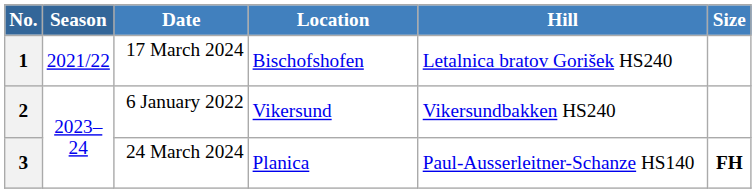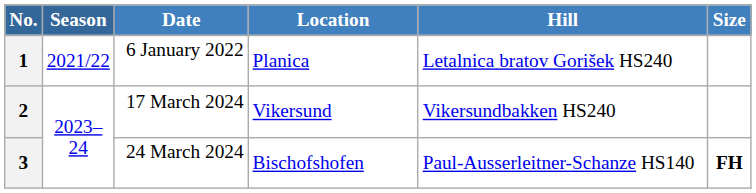(185, 60) 17 March 2024 -> (185, 60) 6 January 2022
(308, 60) Bischofshofen -> (281, 60) Planica
(185, 111) 6 January 2022 -> (185, 111) 17 March 2024
(281, 162) Planica -> (308, 162) Bischofshofen
